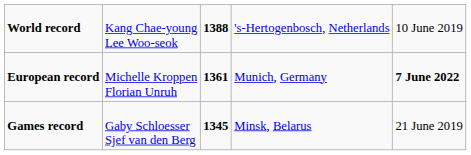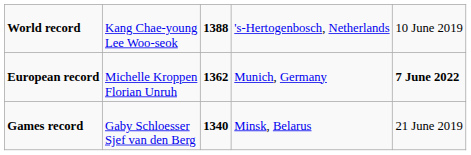(216, 77) 1361 -> (216, 77) 1362
(216, 125) 1345 -> (216, 125) 1340
